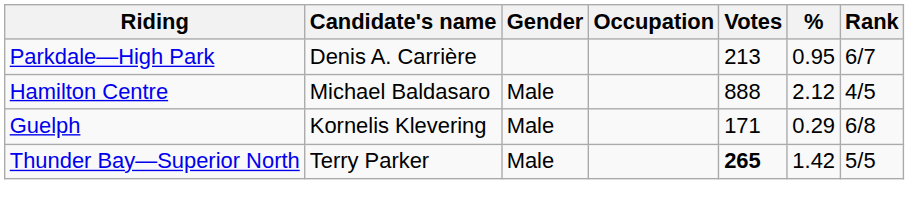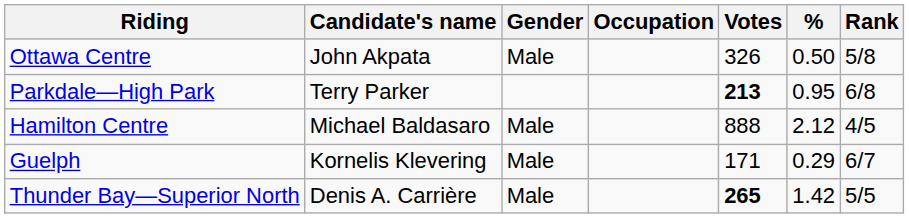+ row: (80, 56)
(393, 56) Denis A. Carrière -> (369, 91) Terry Parker
(742, 56) normal -> (742, 91) bold
(860, 56) 6/7 -> (860, 91) 6/8
(860, 126) 6/8 -> (860, 160) 6/7
(369, 160) Terry Parker -> (393, 195) Denis A. Carrière
